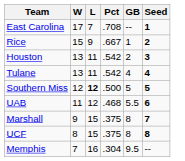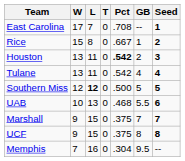+ column: (105, 12)
(90, 42) 9 -> (90, 42) 8
(112, 57) normal -> (122, 57) bold
(77, 103) 11 -> (78, 103) 10
(93, 103) 12 -> (93, 103) 13
(128, 118) 8 -> (139, 118) 7
(75, 133) 8 -> (75, 133) 9
